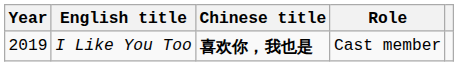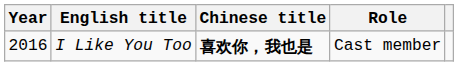(28, 46) 2019 -> (28, 46) 2016
